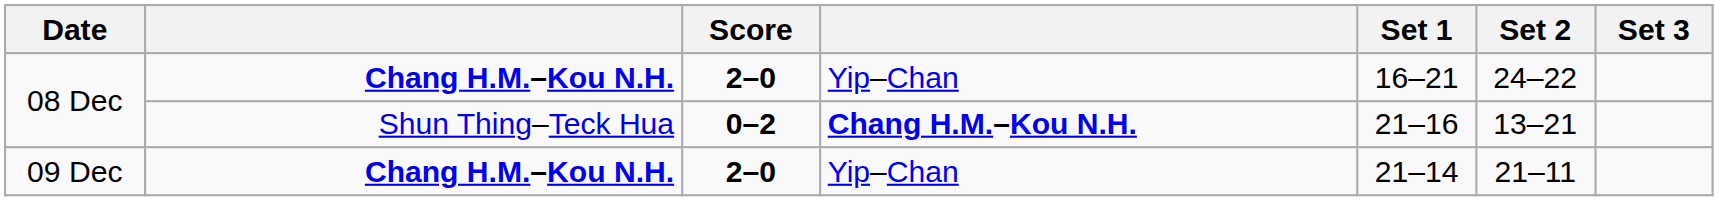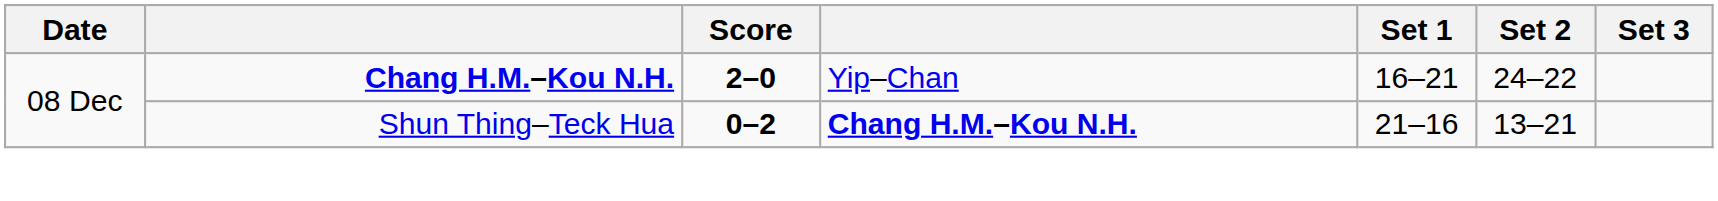- row: (75, 172)
